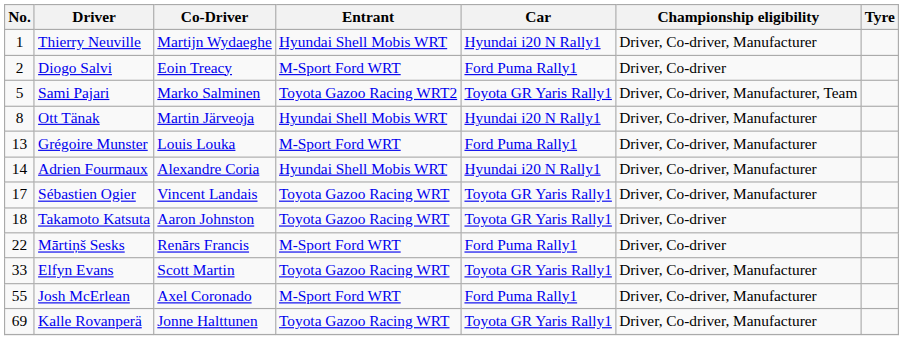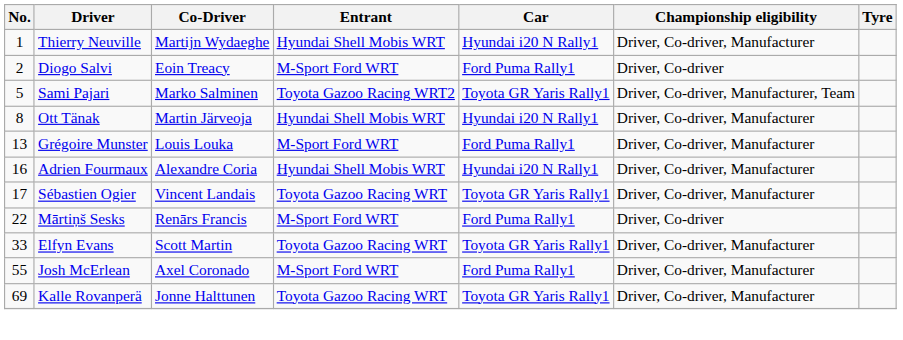(20, 168) 14 -> (20, 168) 16
- row: (94, 219)
